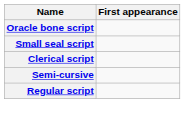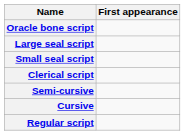+ row: (54, 43)
+ row: (76, 106)
